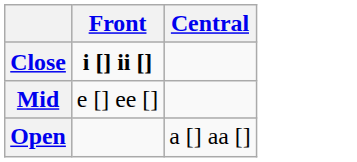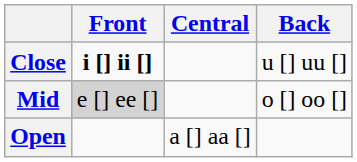+ column: (304, 23)
(118, 99) no background -> (118, 99) lightgrey background
